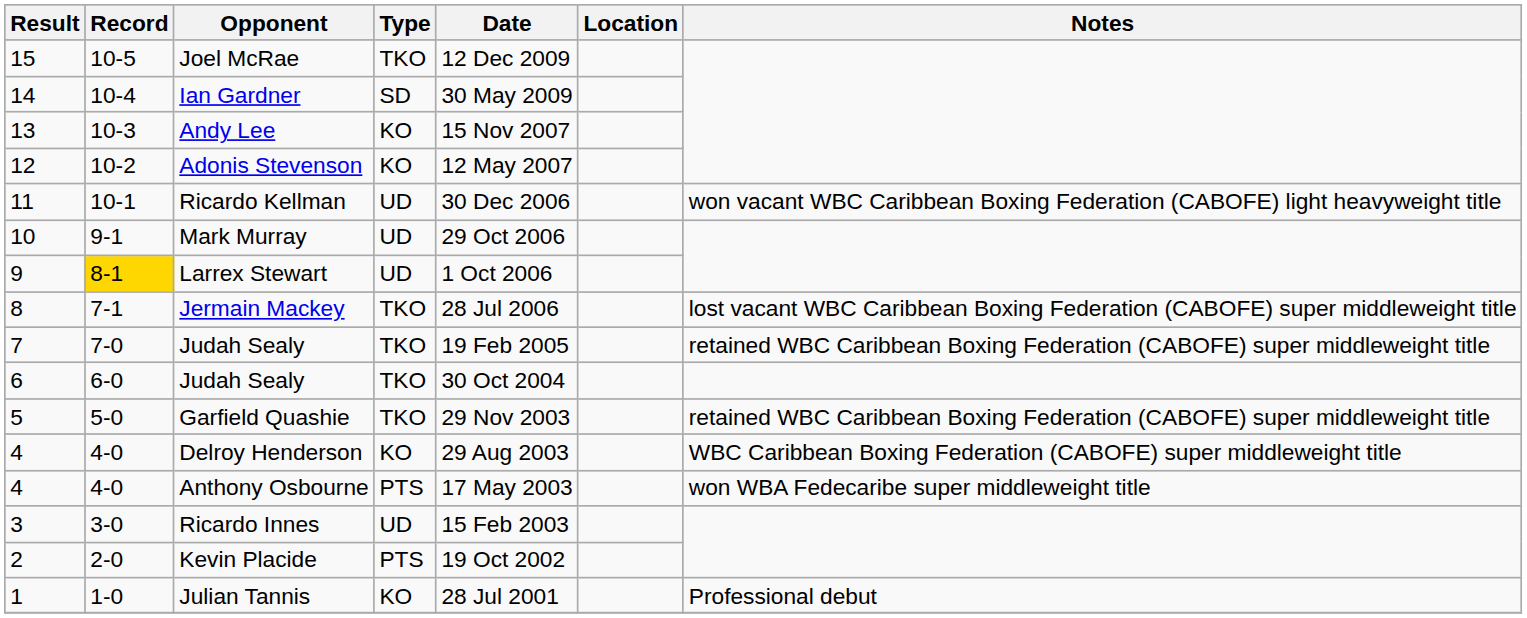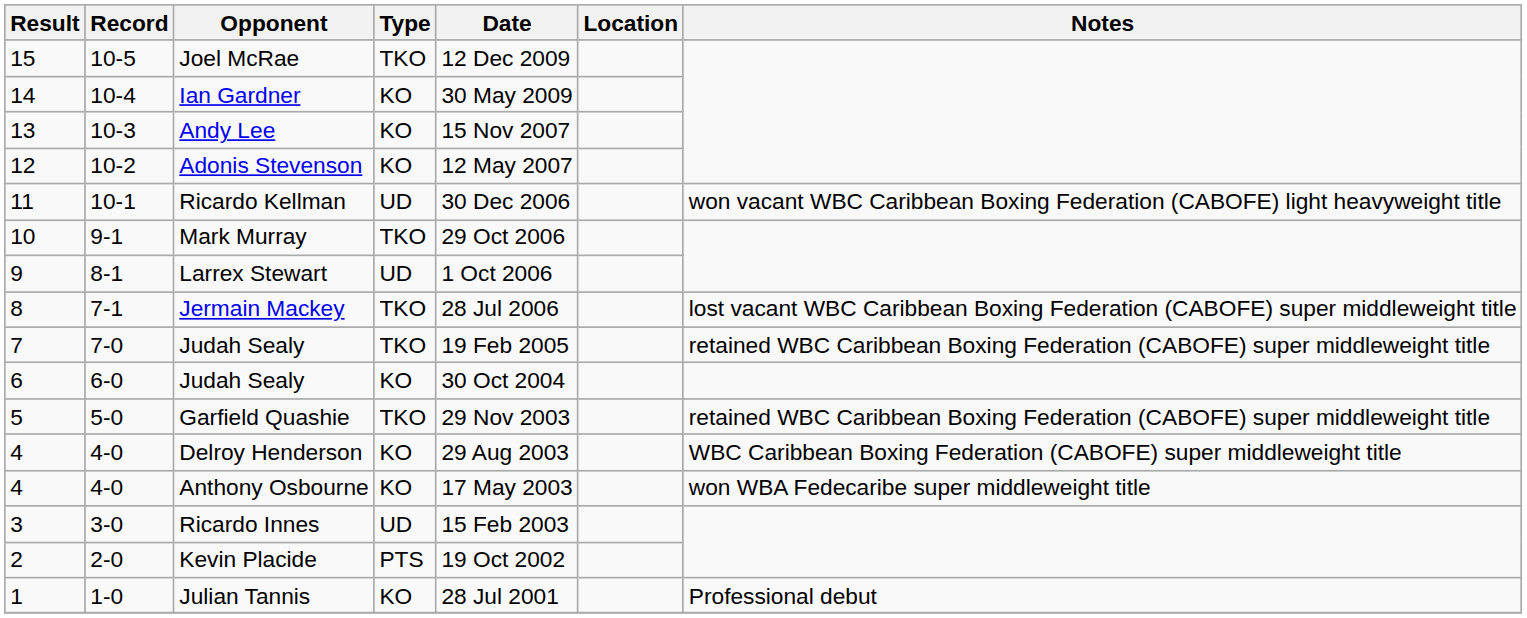(395, 94) SD -> (396, 94) KO
(396, 237) UD -> (403, 237) TKO
(107, 273) gold background -> (107, 273) no background
(403, 380) TKO -> (396, 380) KO
(401, 488) PTS -> (396, 488) KO
